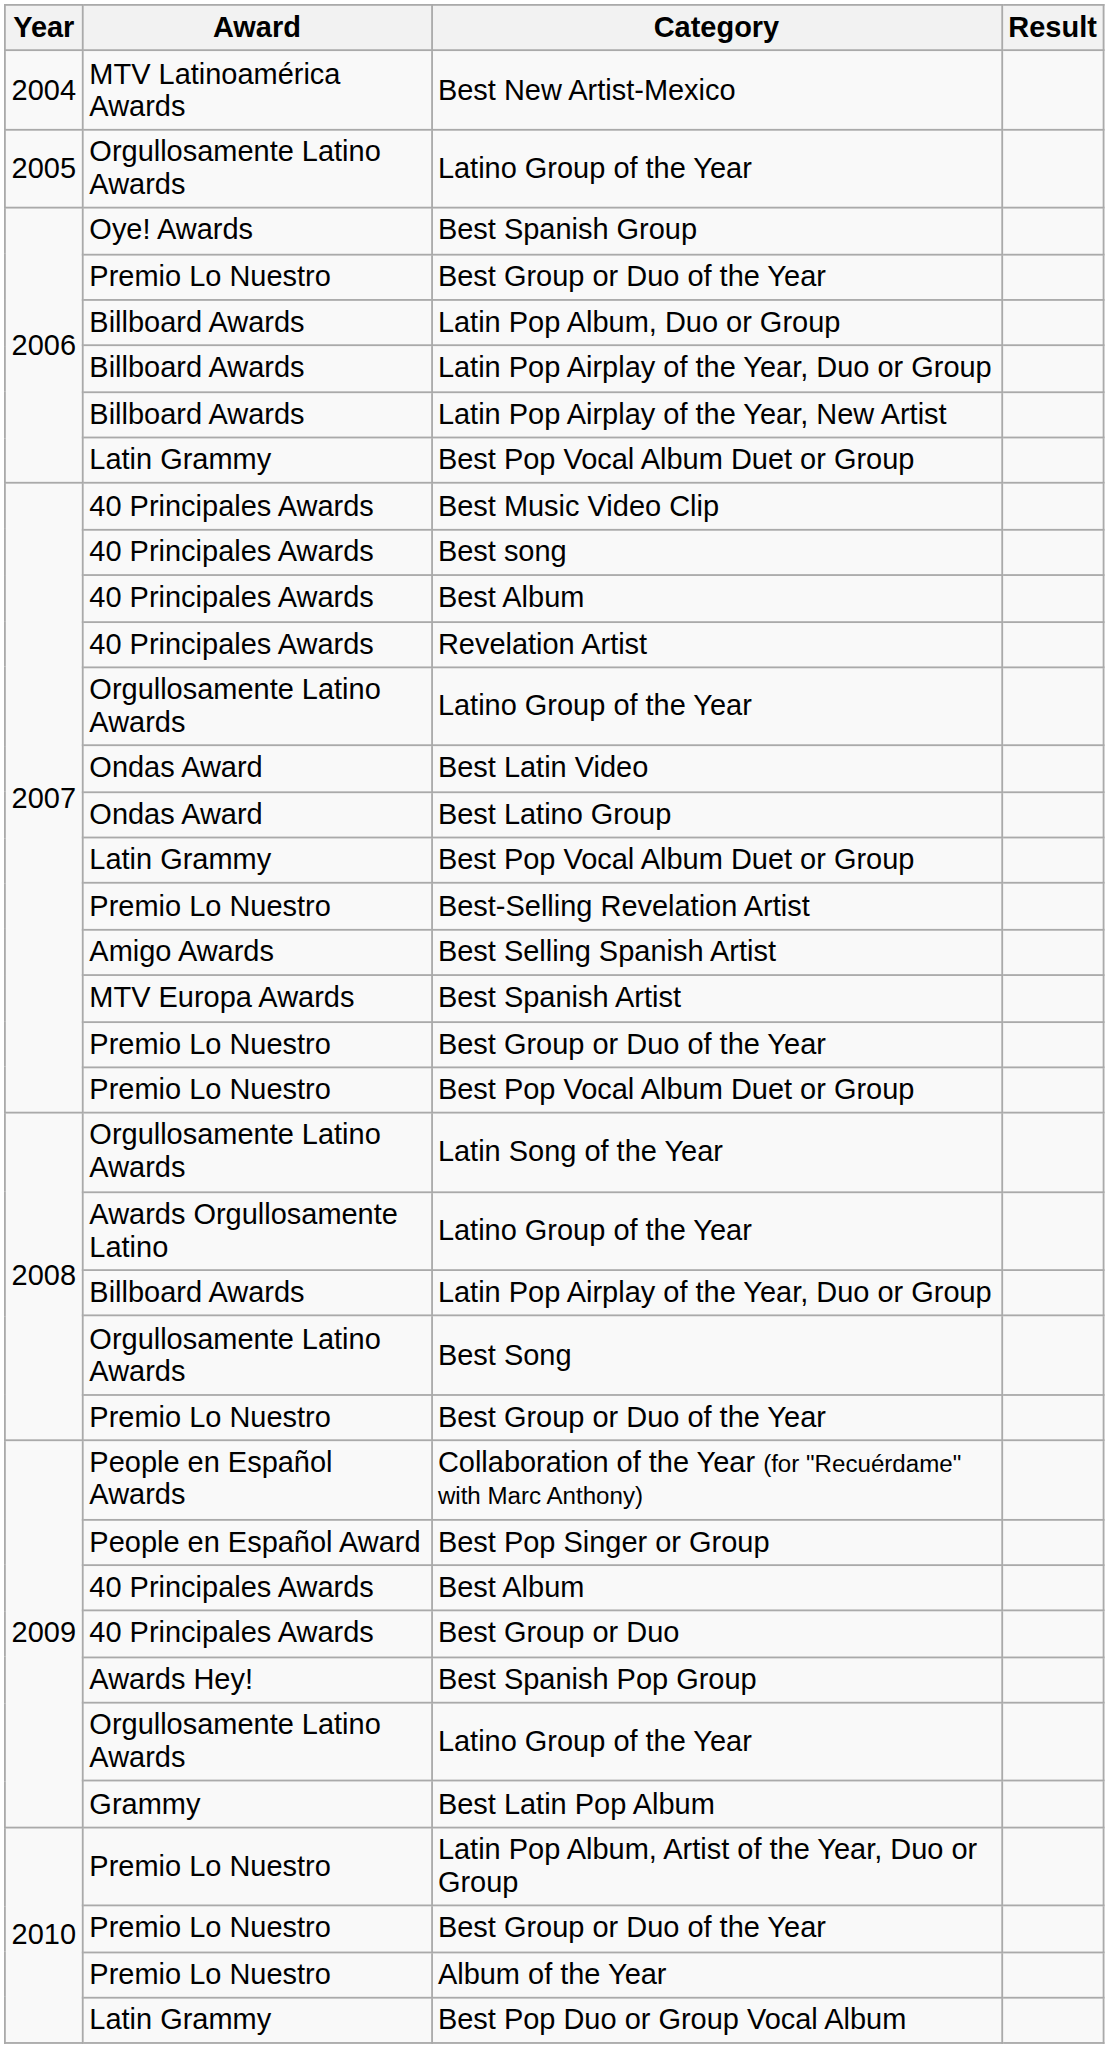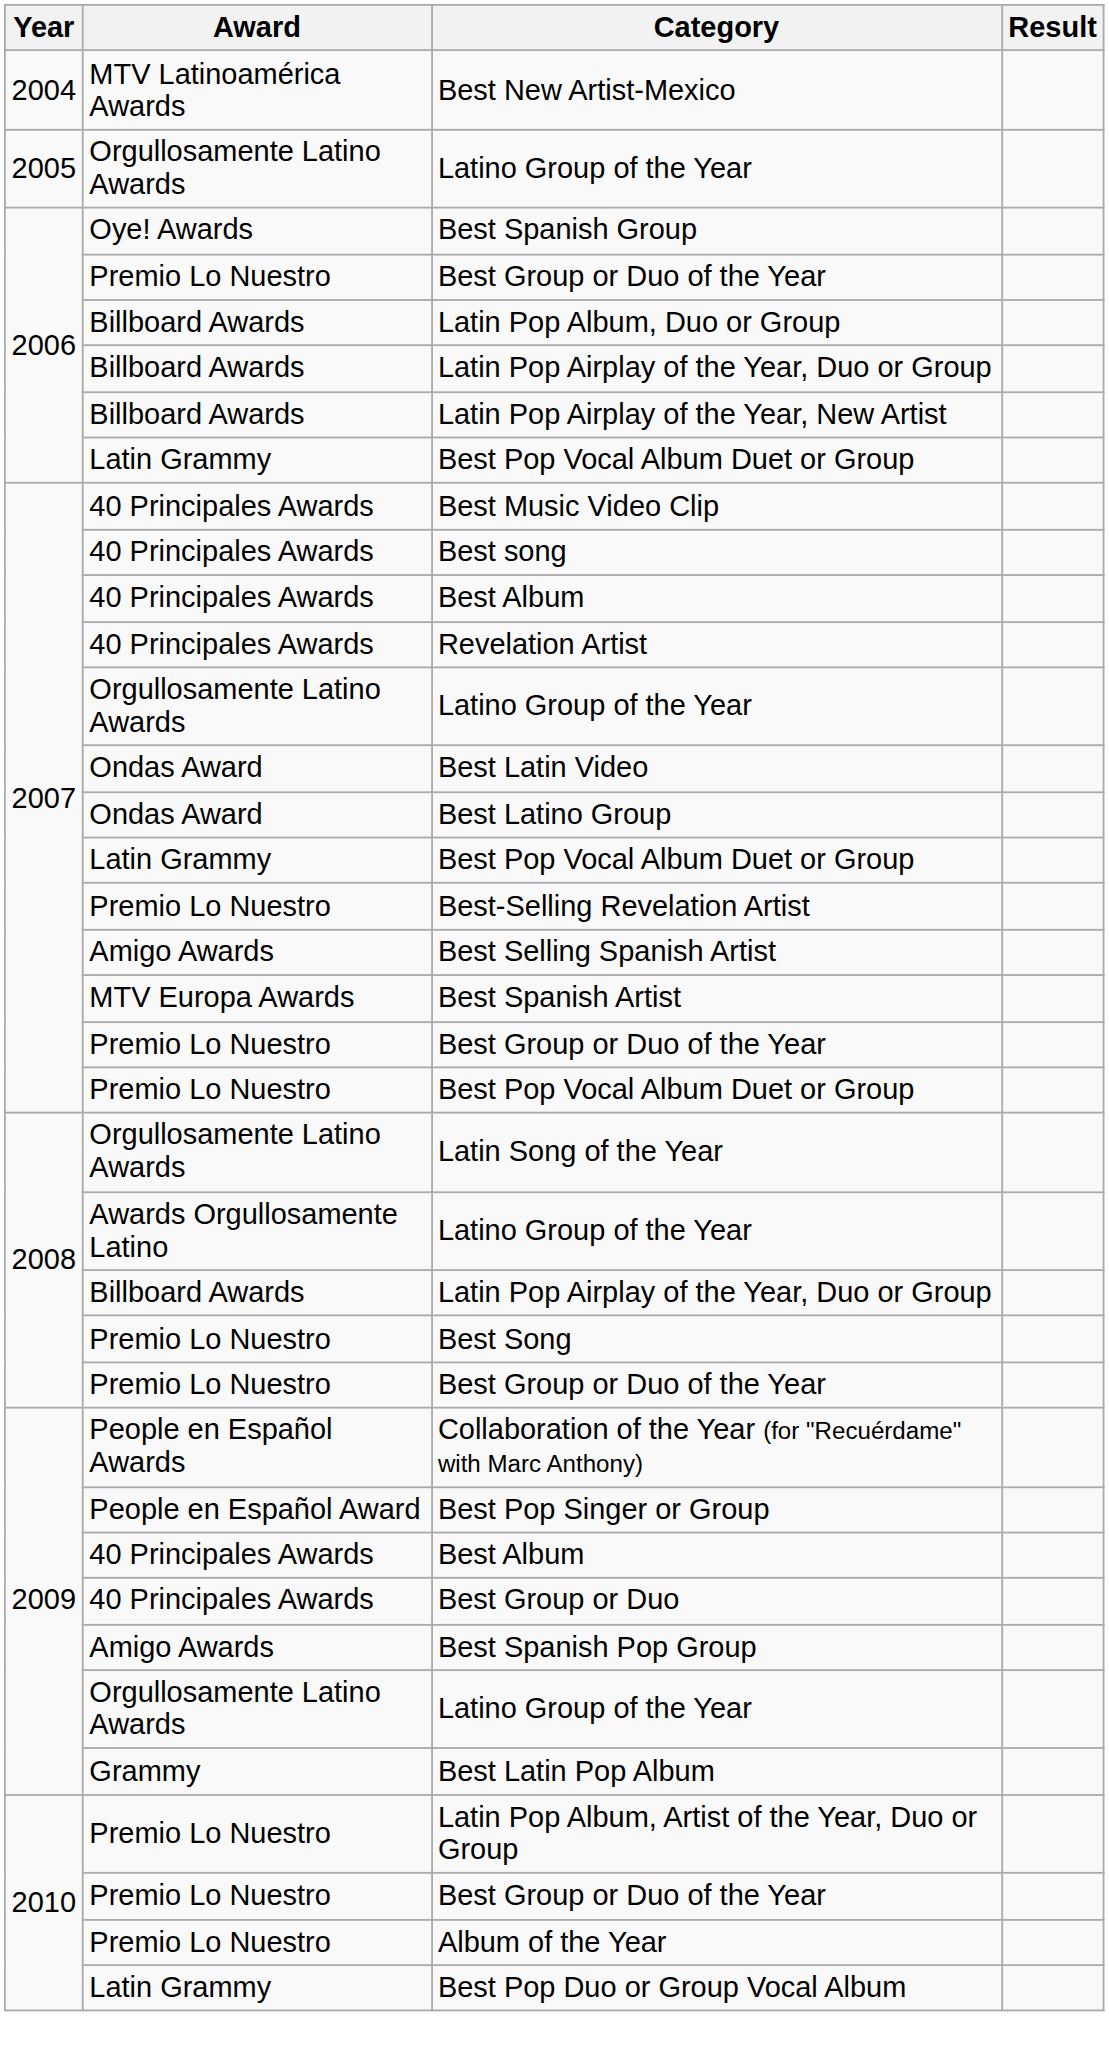(235, 1354) Orgullosamente Latino Awards -> (210, 1338) Premio Lo Nuestro
(171, 1679) Awards Hey! -> (182, 1646) Amigo Awards
